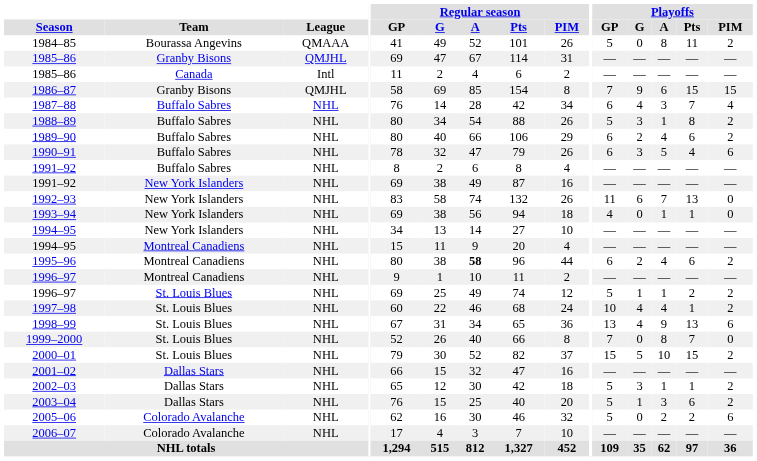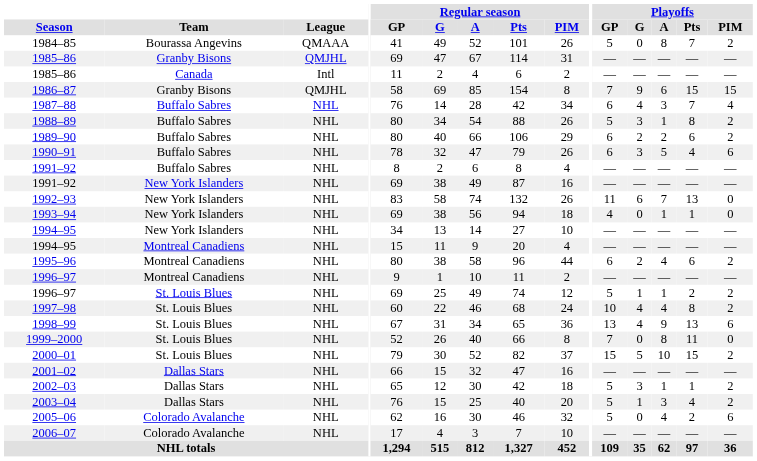(692, 43) 11 -> (692, 43) 7
(664, 136) 4 -> (664, 136) 2
(475, 261) bold -> (475, 261) normal
(692, 308) 1 -> (692, 308) 8
(692, 339) 7 -> (692, 339) 11
(692, 401) 6 -> (692, 401) 4
(664, 417) 2 -> (664, 417) 4
